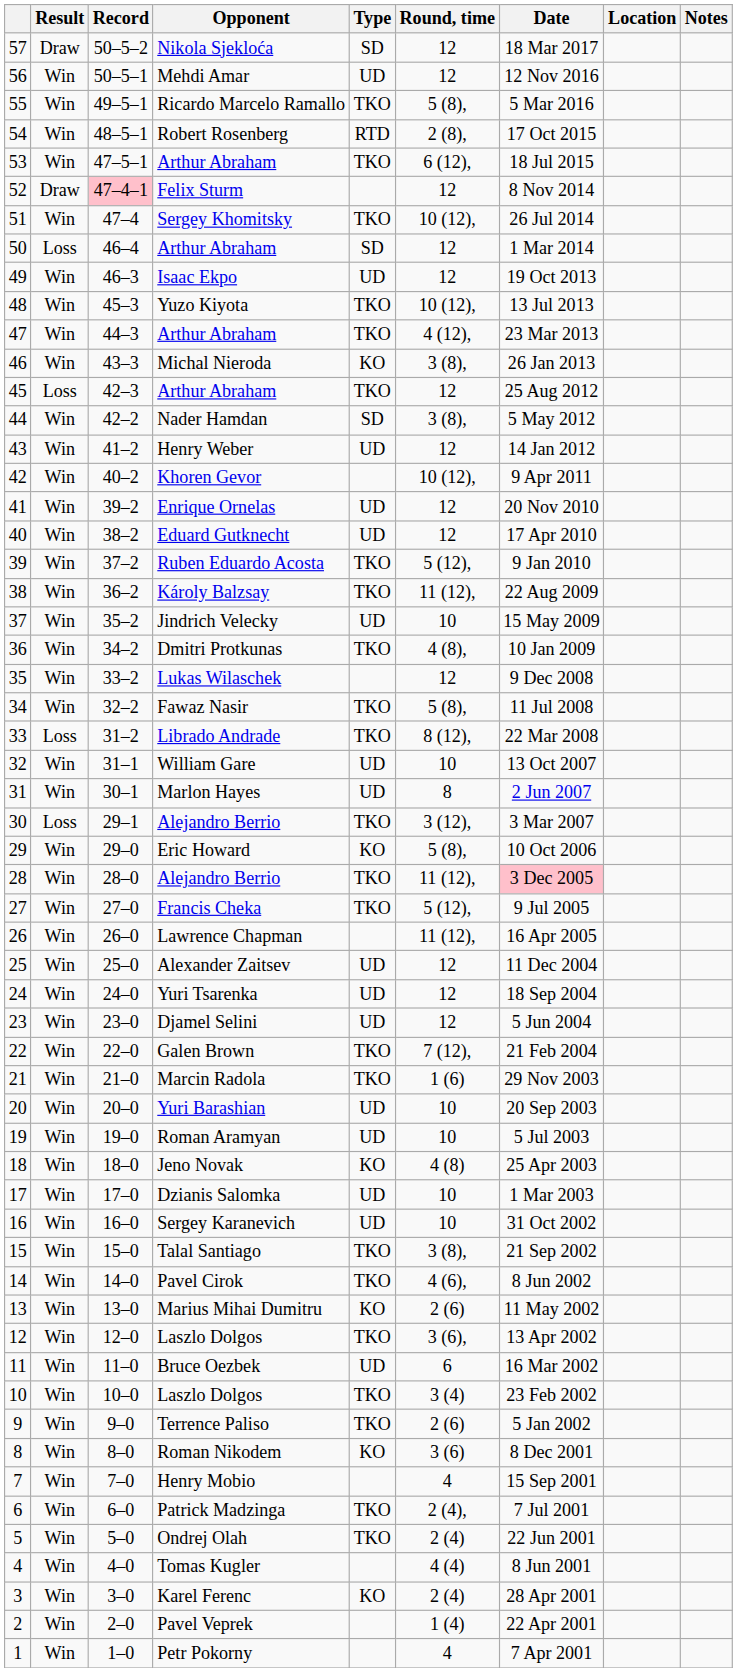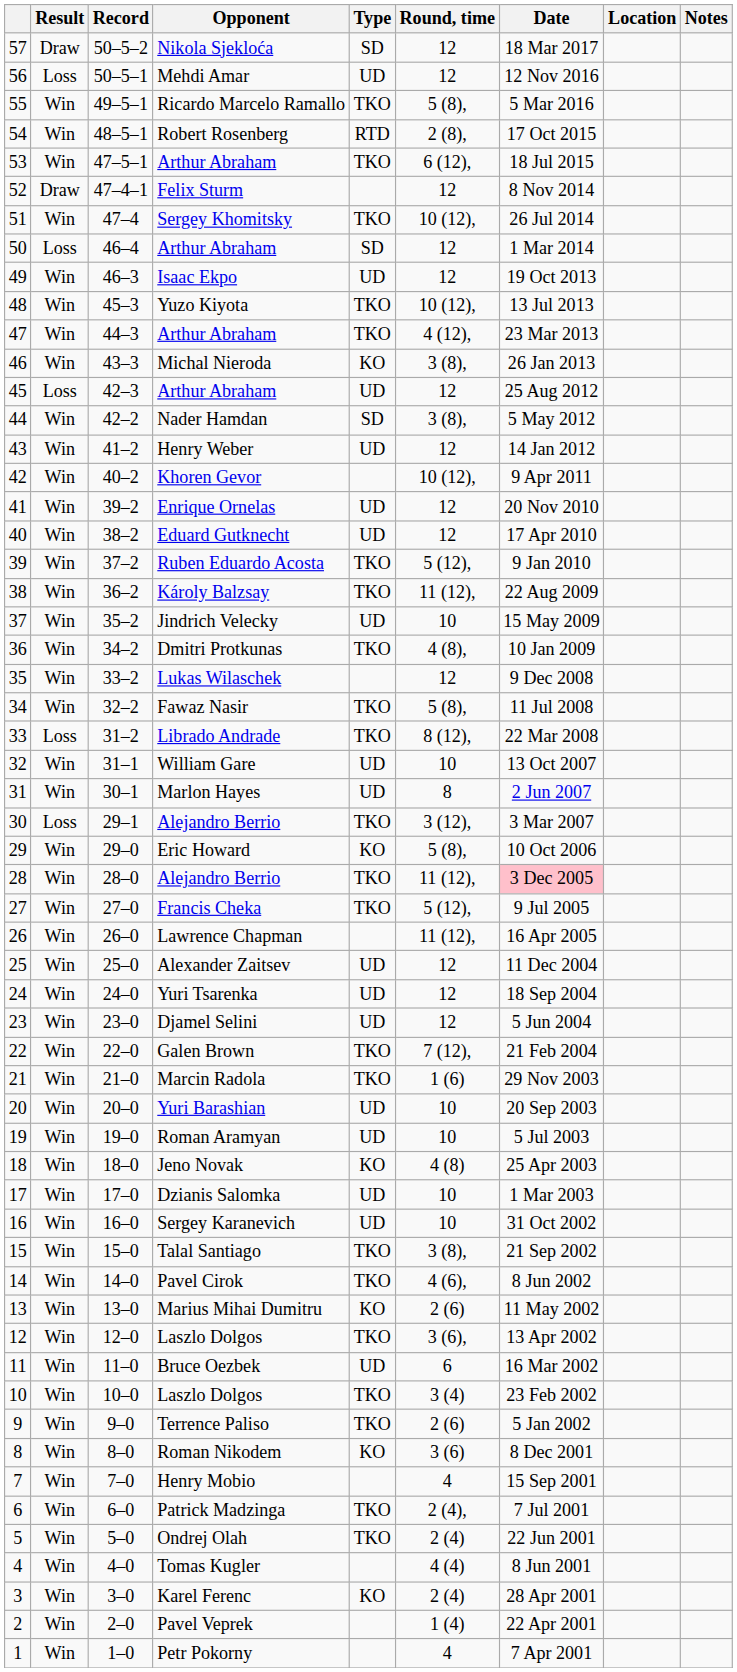(60, 76) Win -> (60, 76) Loss
(121, 190) pink background -> (121, 190) no background
(372, 391) TKO -> (372, 391) UD
